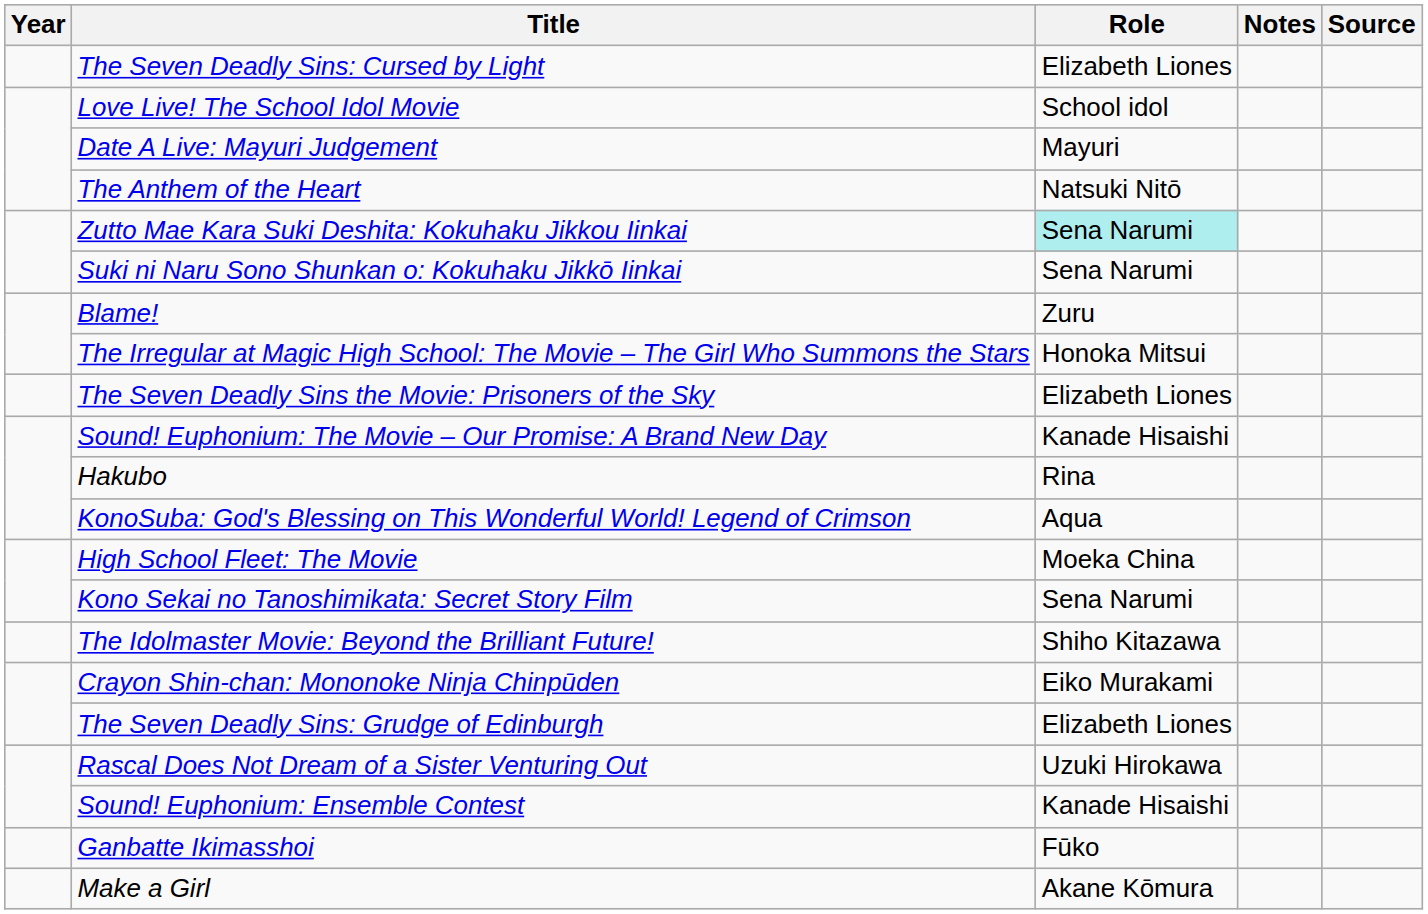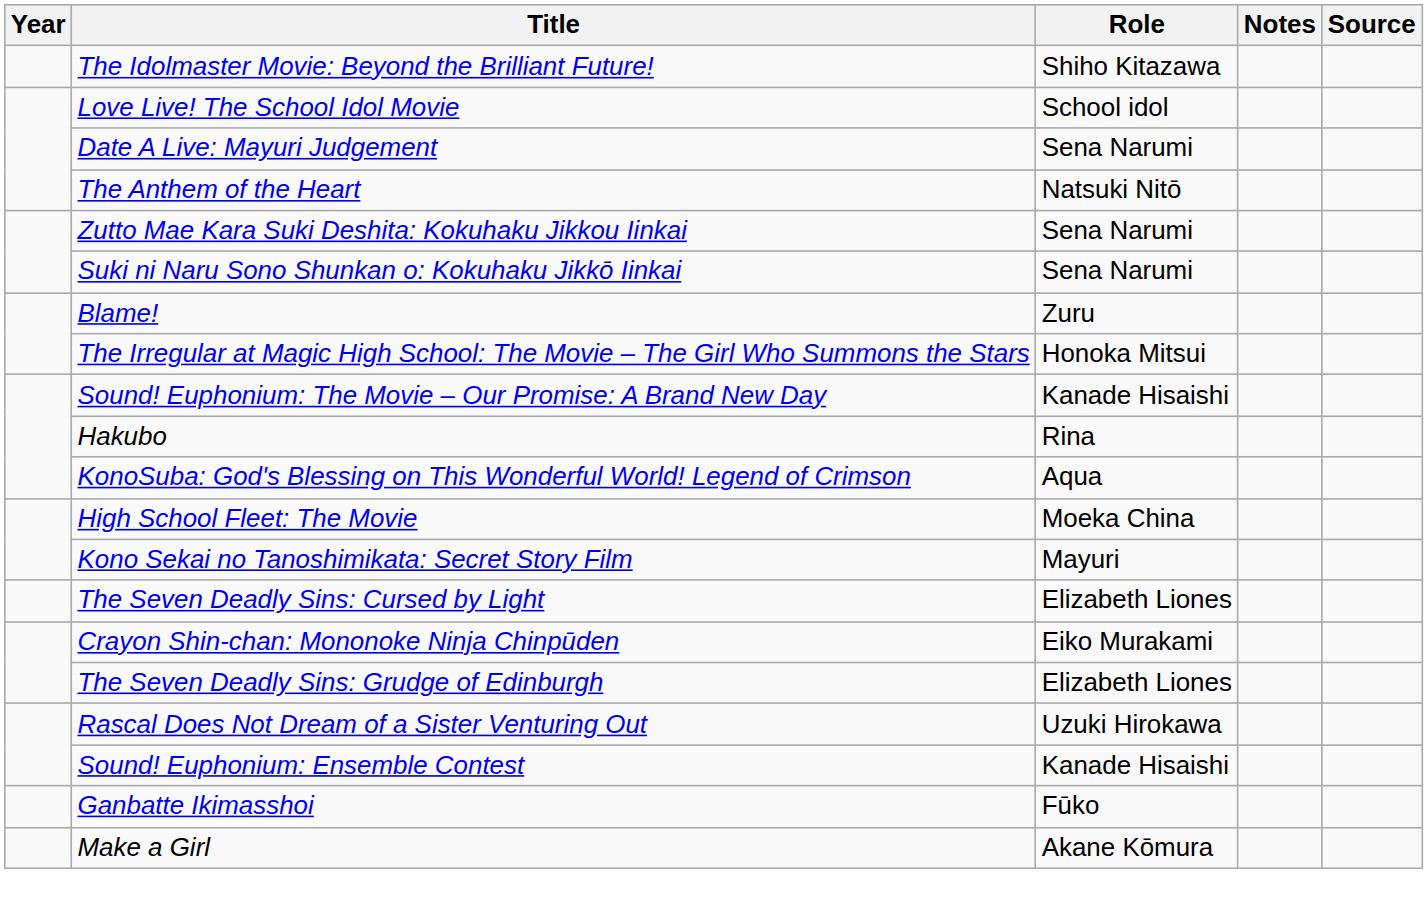rows swapped: (366, 641) <-> (311, 66)
(1081, 148) Mayuri -> (1117, 148) Sena Narumi
(1117, 230) paleturquoise background -> (1117, 230) no background
- row: (396, 395)
(1117, 600) Sena Narumi -> (1081, 559) Mayuri
